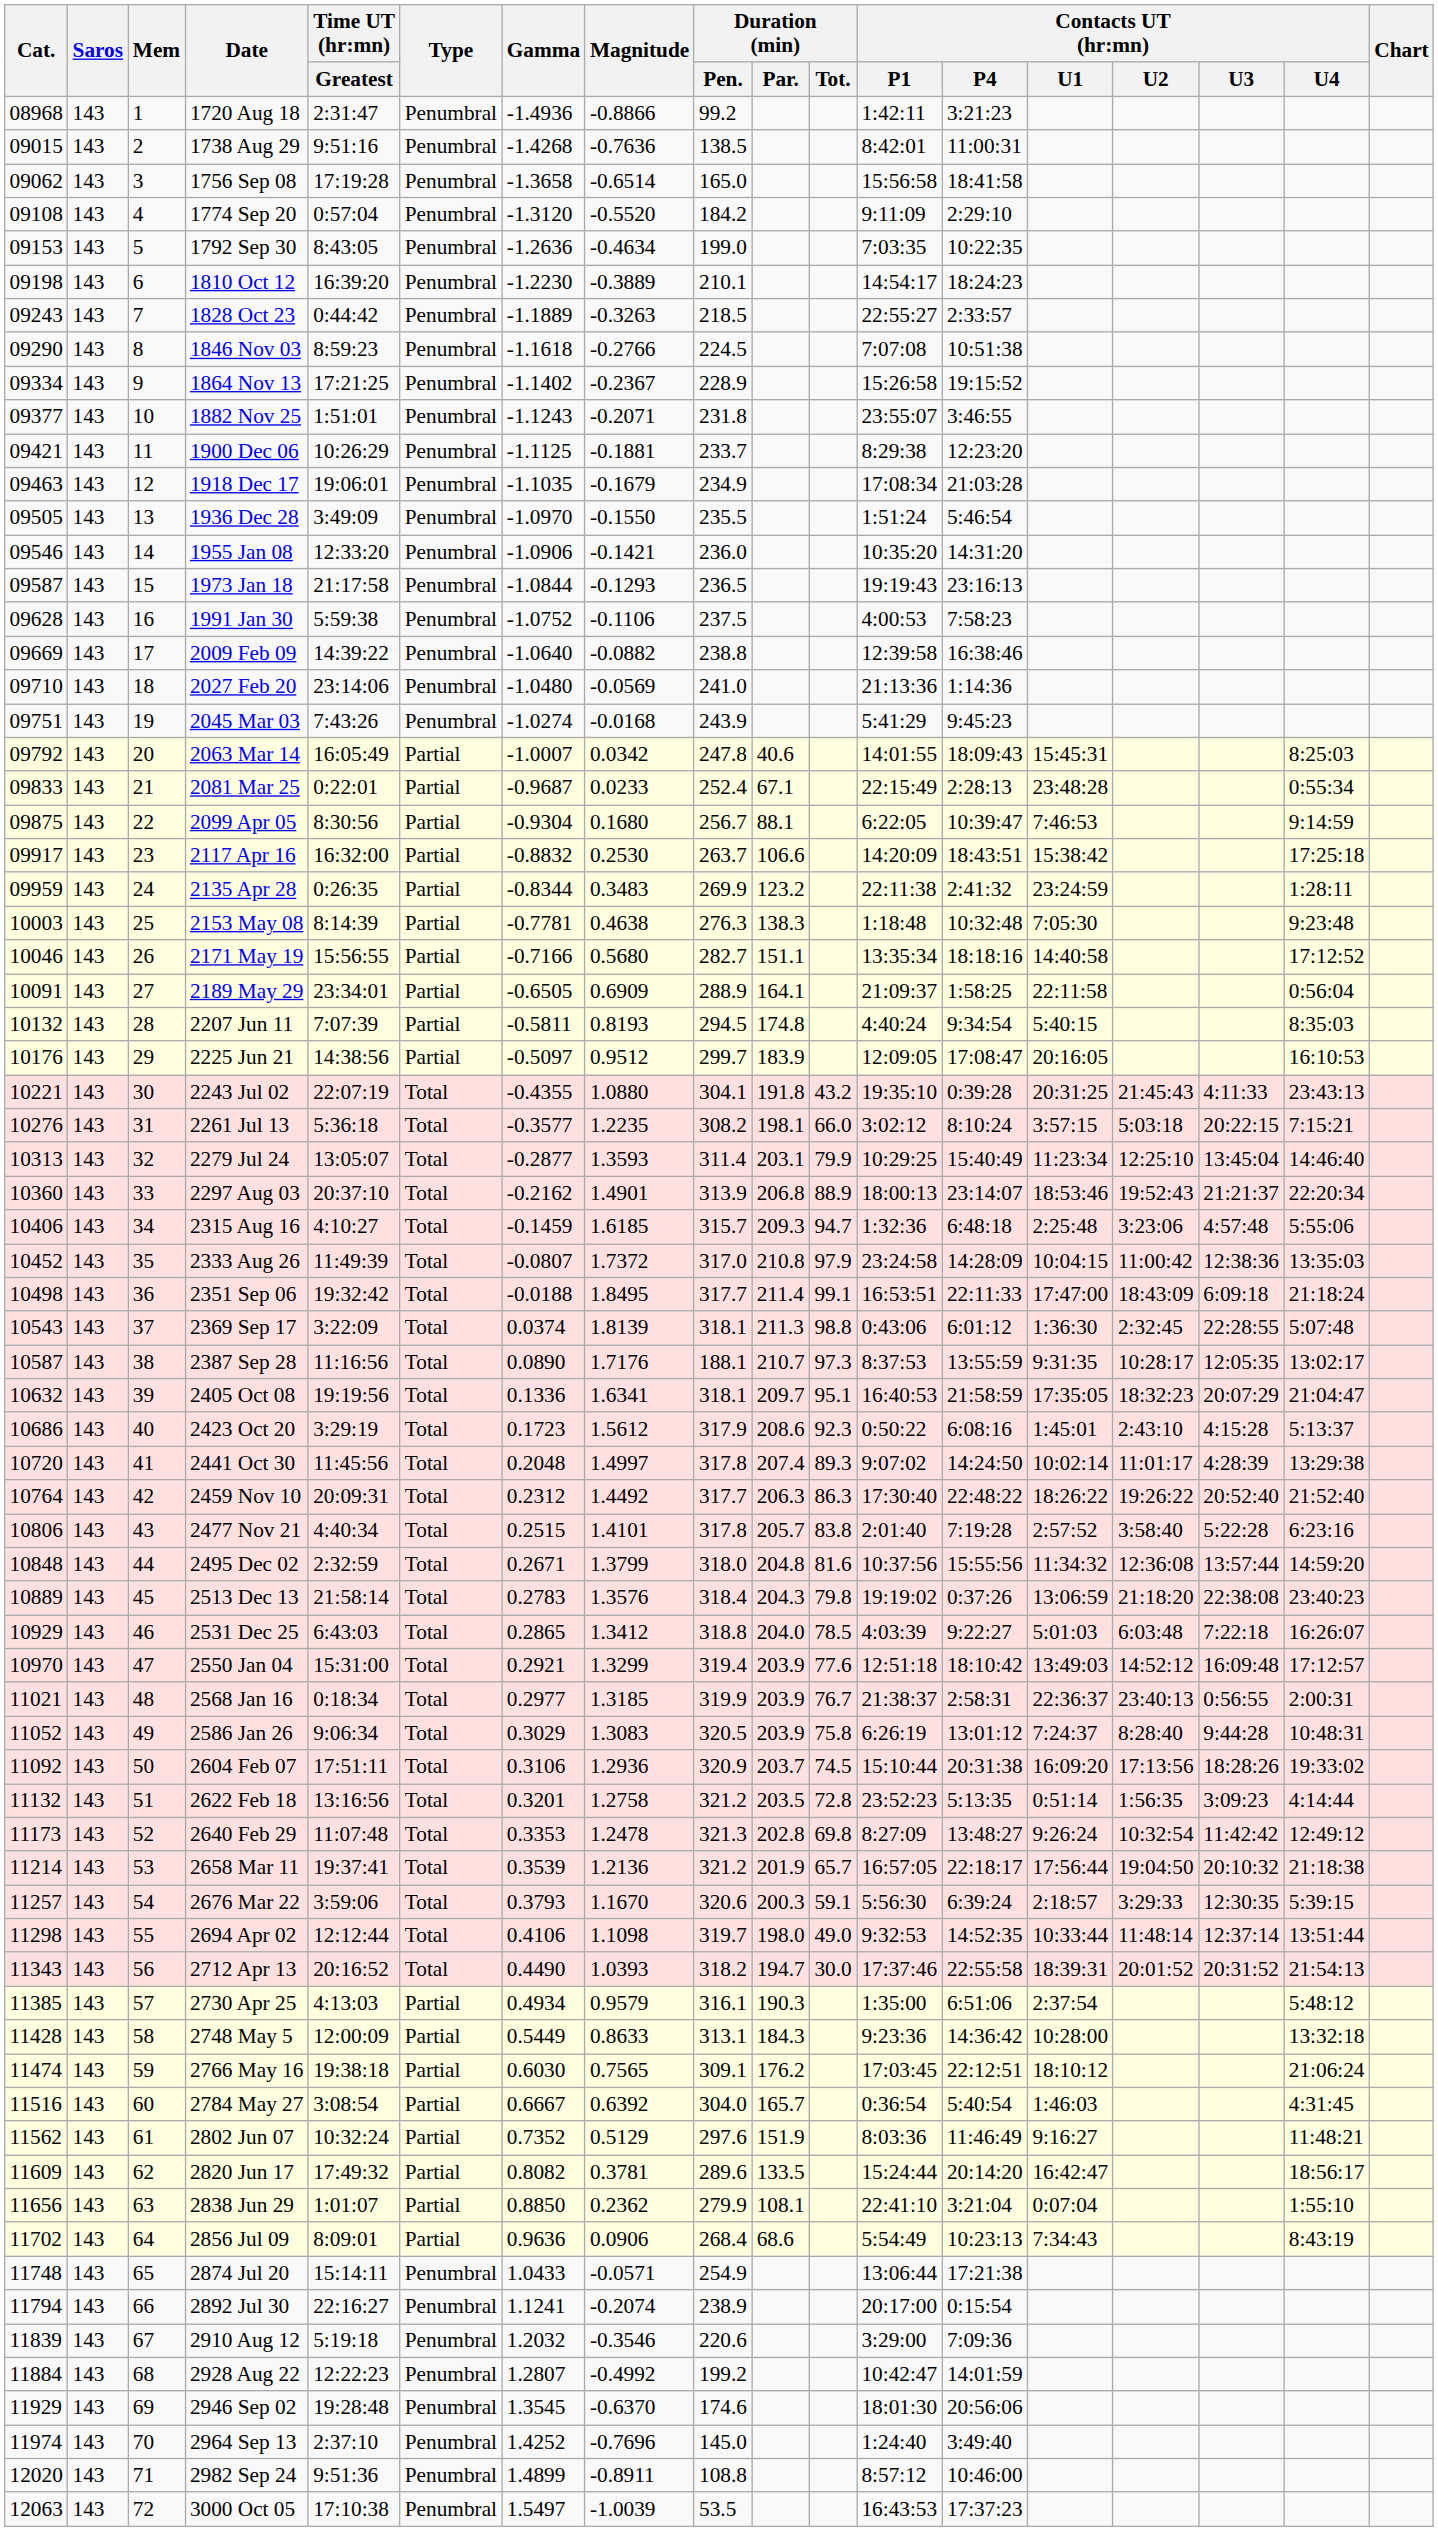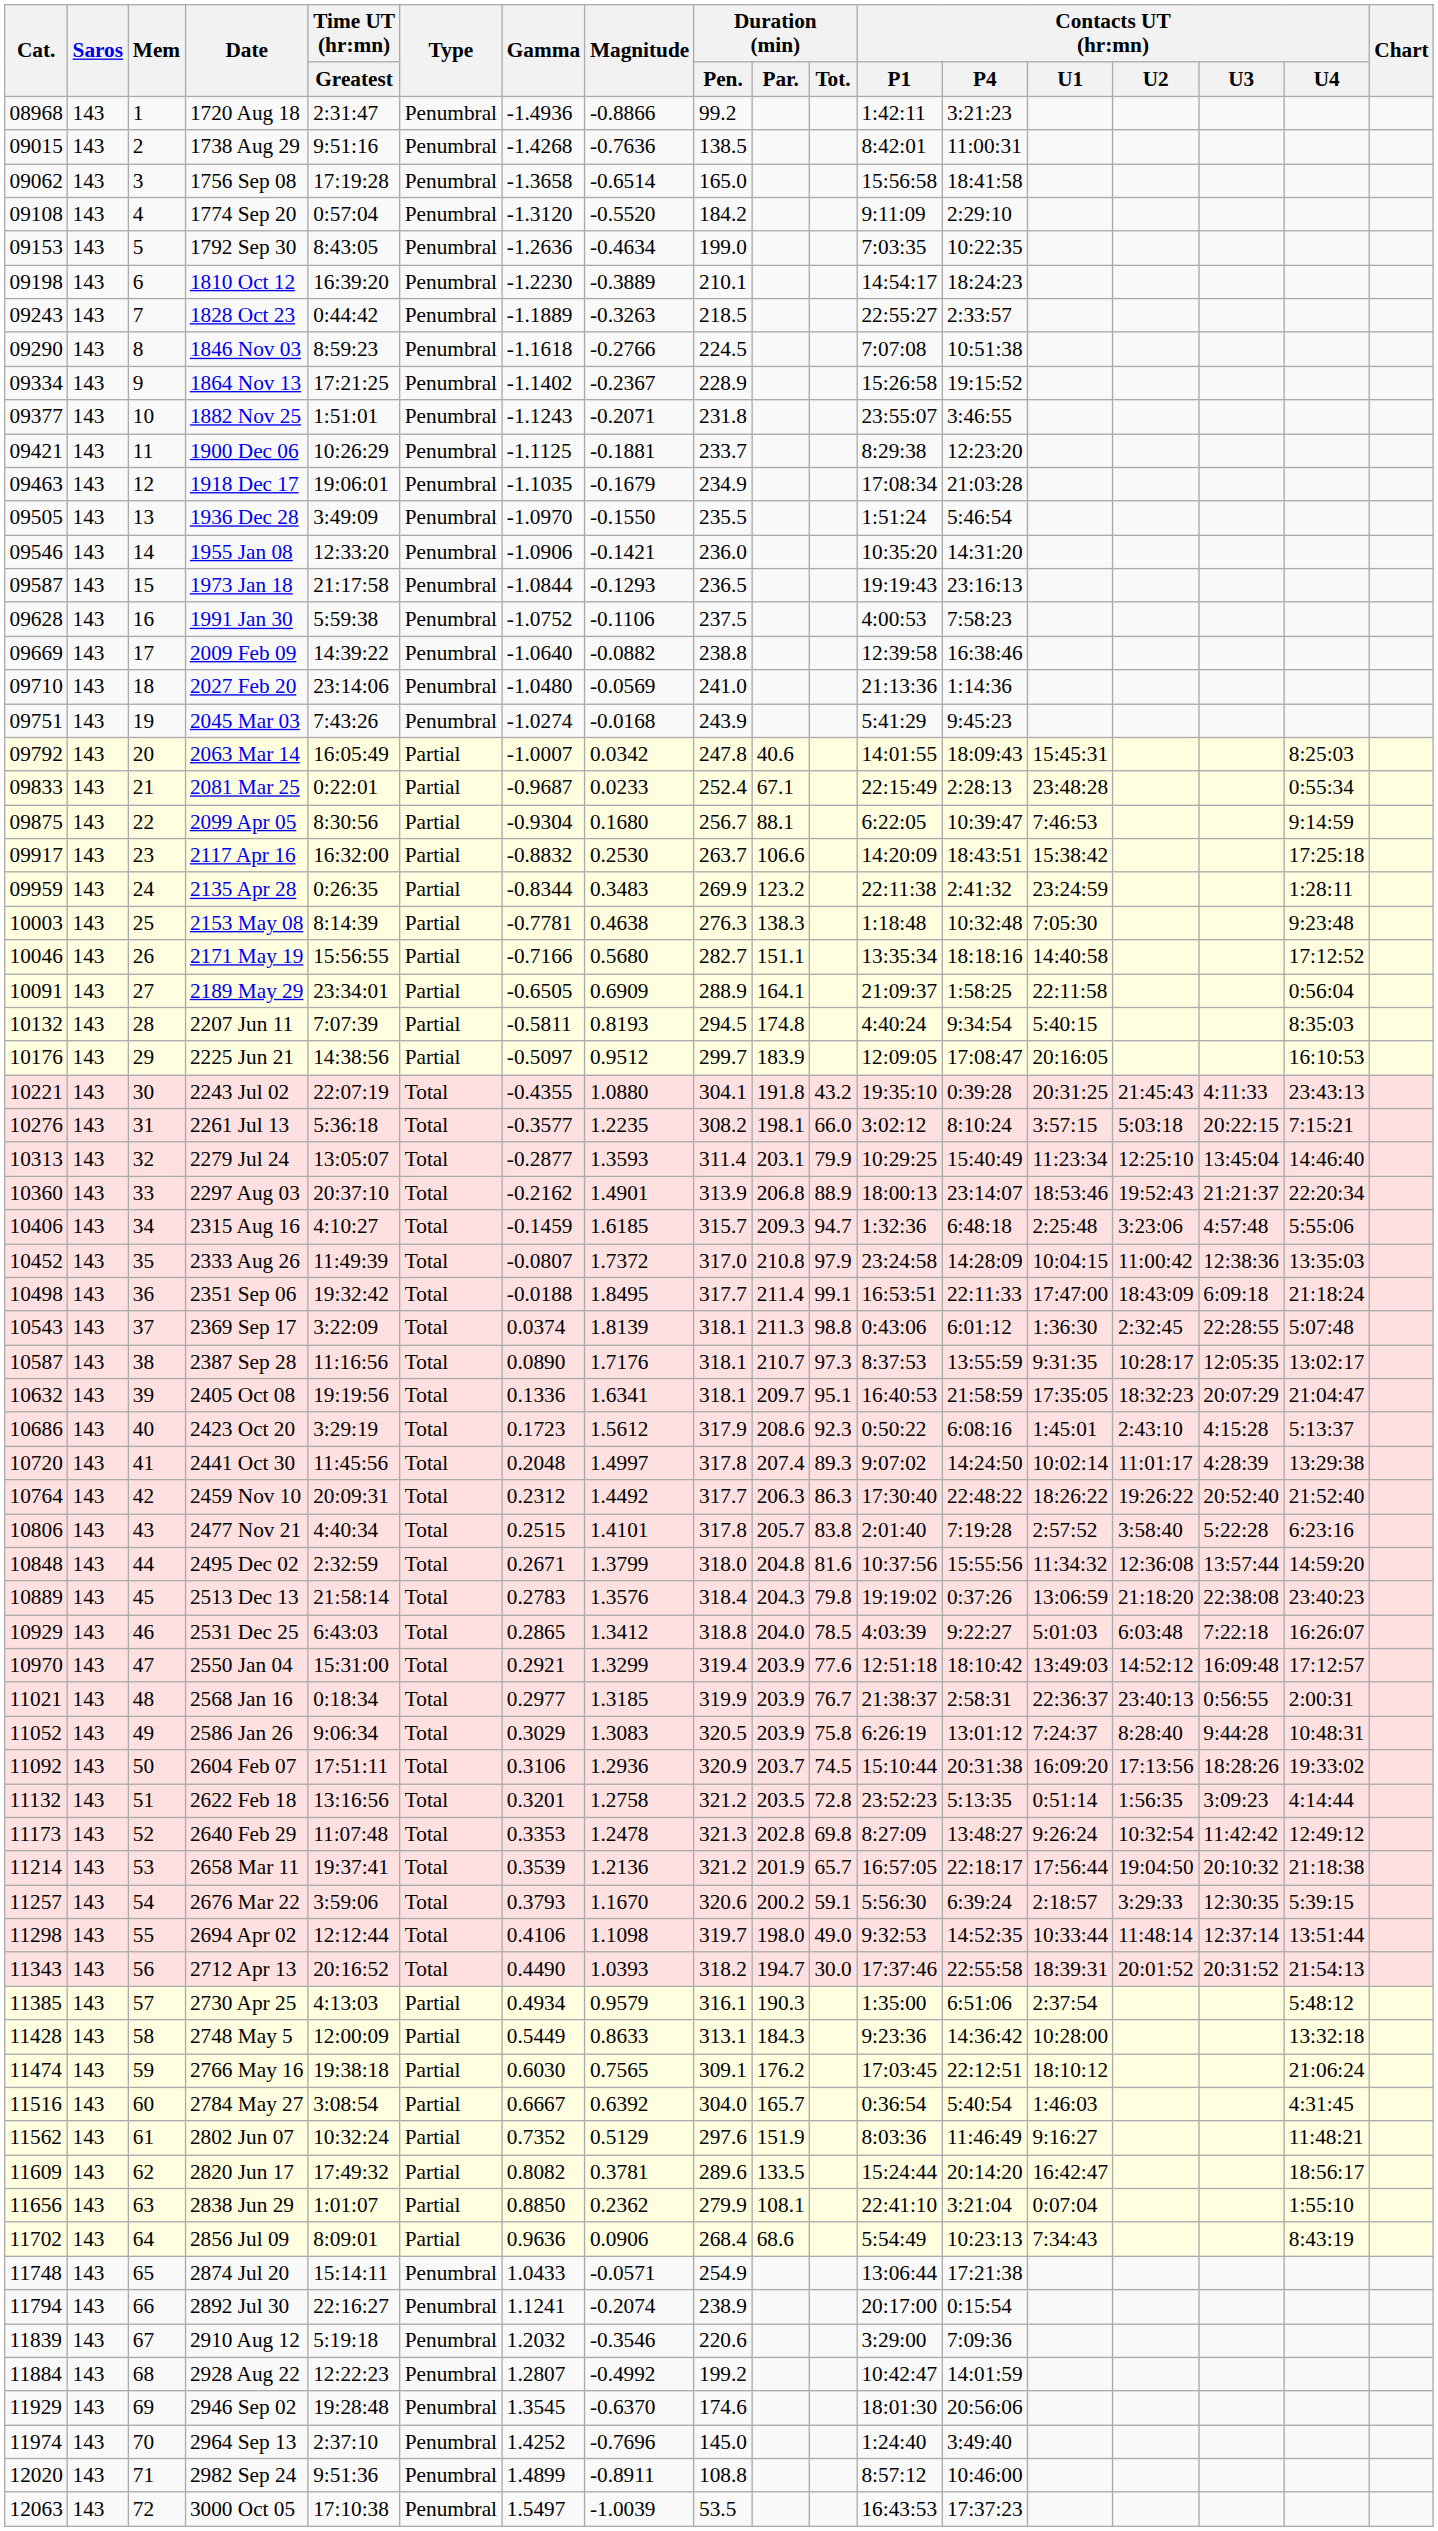(723, 1361) 188.1 -> (723, 1361) 318.1
(781, 1901) 200.3 -> (781, 1901) 200.2
